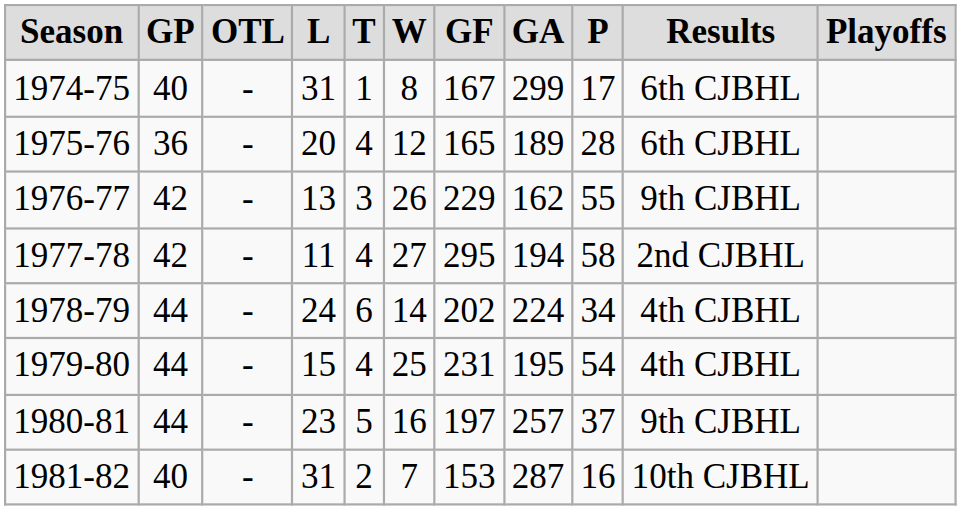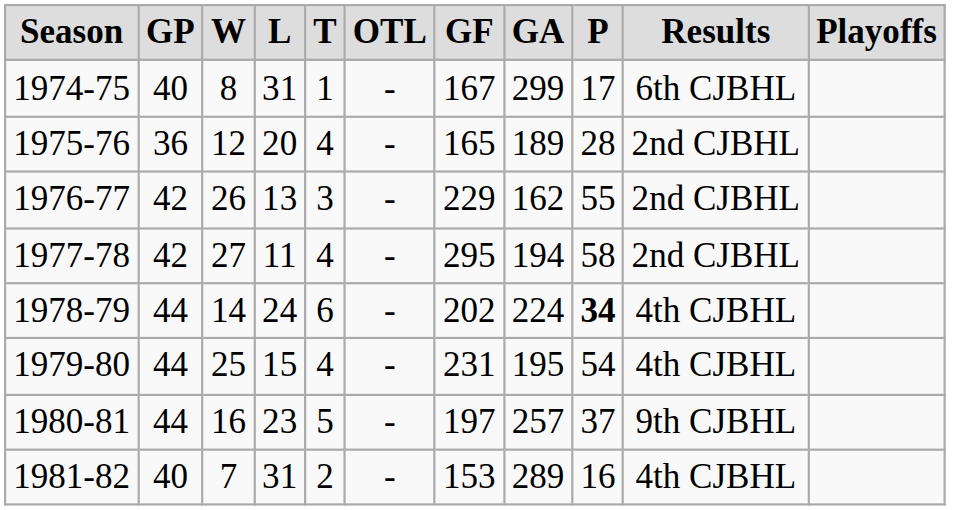columns swapped: (409, 32) <-> (248, 32)
(721, 143) 6th CJBHL -> (716, 143) 2nd CJBHL
(721, 198) 9th CJBHL -> (716, 198) 2nd CJBHL
(598, 310) normal -> (598, 310) bold
(538, 476) 287 -> (538, 476) 289
(721, 476) 10th CJBHL -> (716, 476) 4th CJBHL
